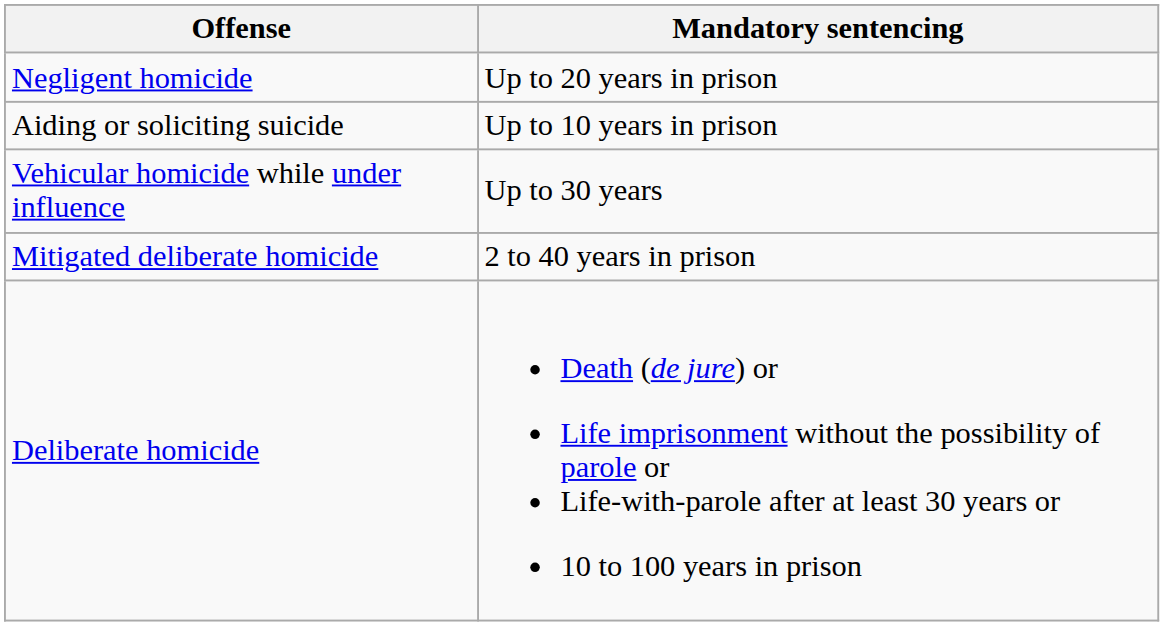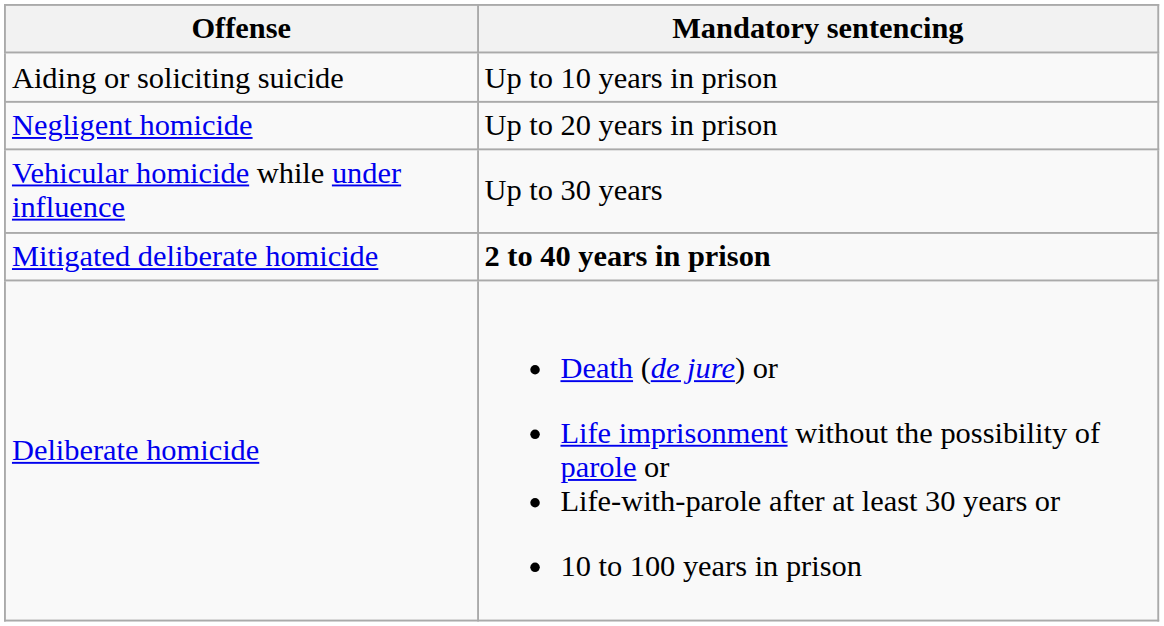rows swapped: (178, 125) <-> (132, 76)
(620, 255) normal -> (628, 255) bold
